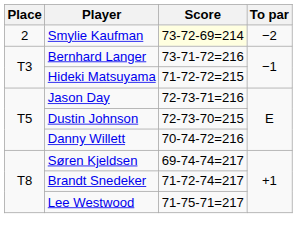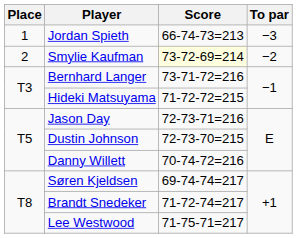+ row: (88, 35)
